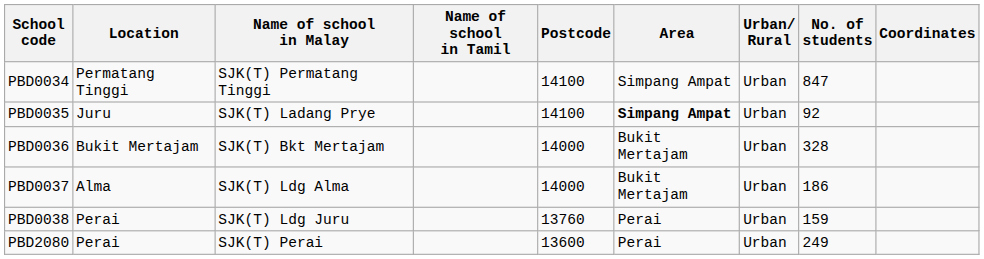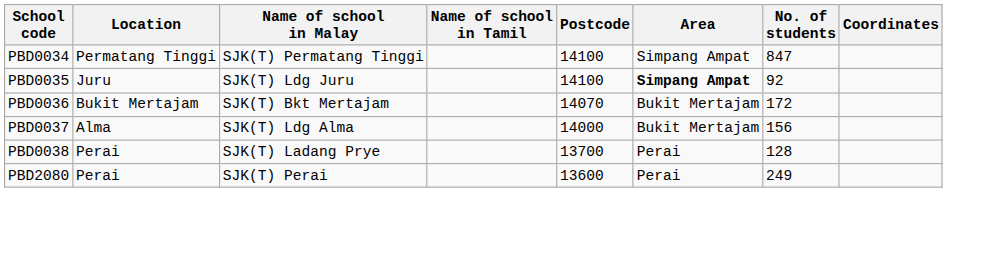- column: (769, 33)
(297, 114) SJK(T) Ladang Prye -> (288, 81) SJK(T) Ldg Juru
(563, 146) 14000 -> (582, 104) 14070
(816, 146) 328 -> (779, 104) 172
(816, 187) 186 -> (779, 128) 156
(284, 219) SJK(T) Ldg Juru -> (301, 152) SJK(T) Ladang Prye
(563, 219) 13760 -> (582, 152) 13700
(816, 219) 159 -> (779, 152) 128
